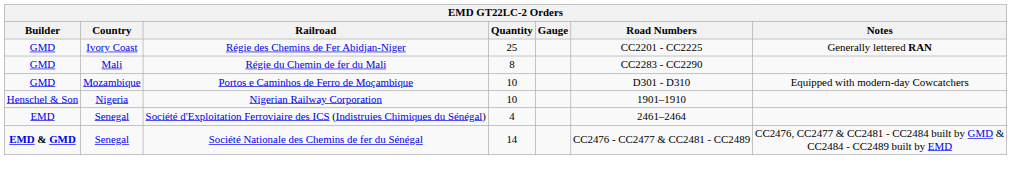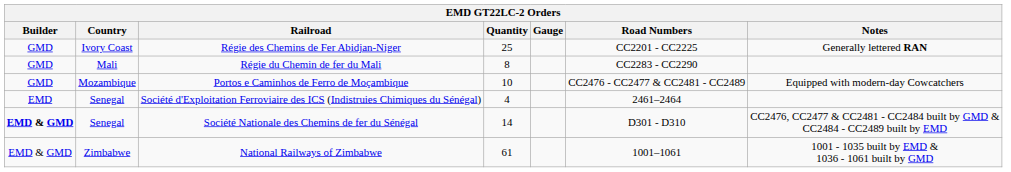(662, 82) D301 - D310 -> (657, 82) CC2476 - CC2477 & CC2481 - CC2489
- row: (316, 99)
(662, 140) CC2476 - CC2477 & CC2481 - CC2489 -> (657, 122) D301 - D310
+ row: (311, 152)
